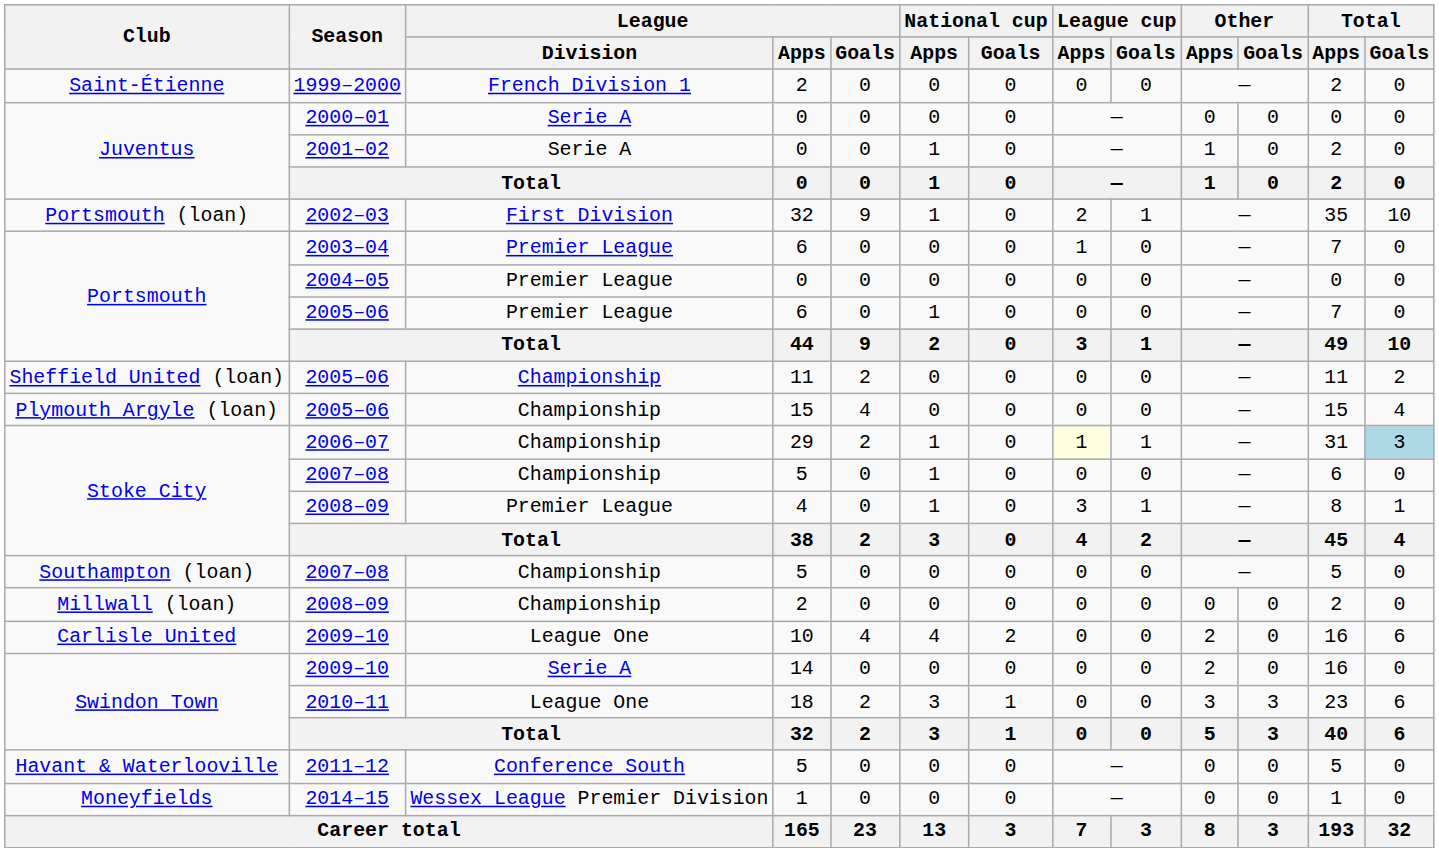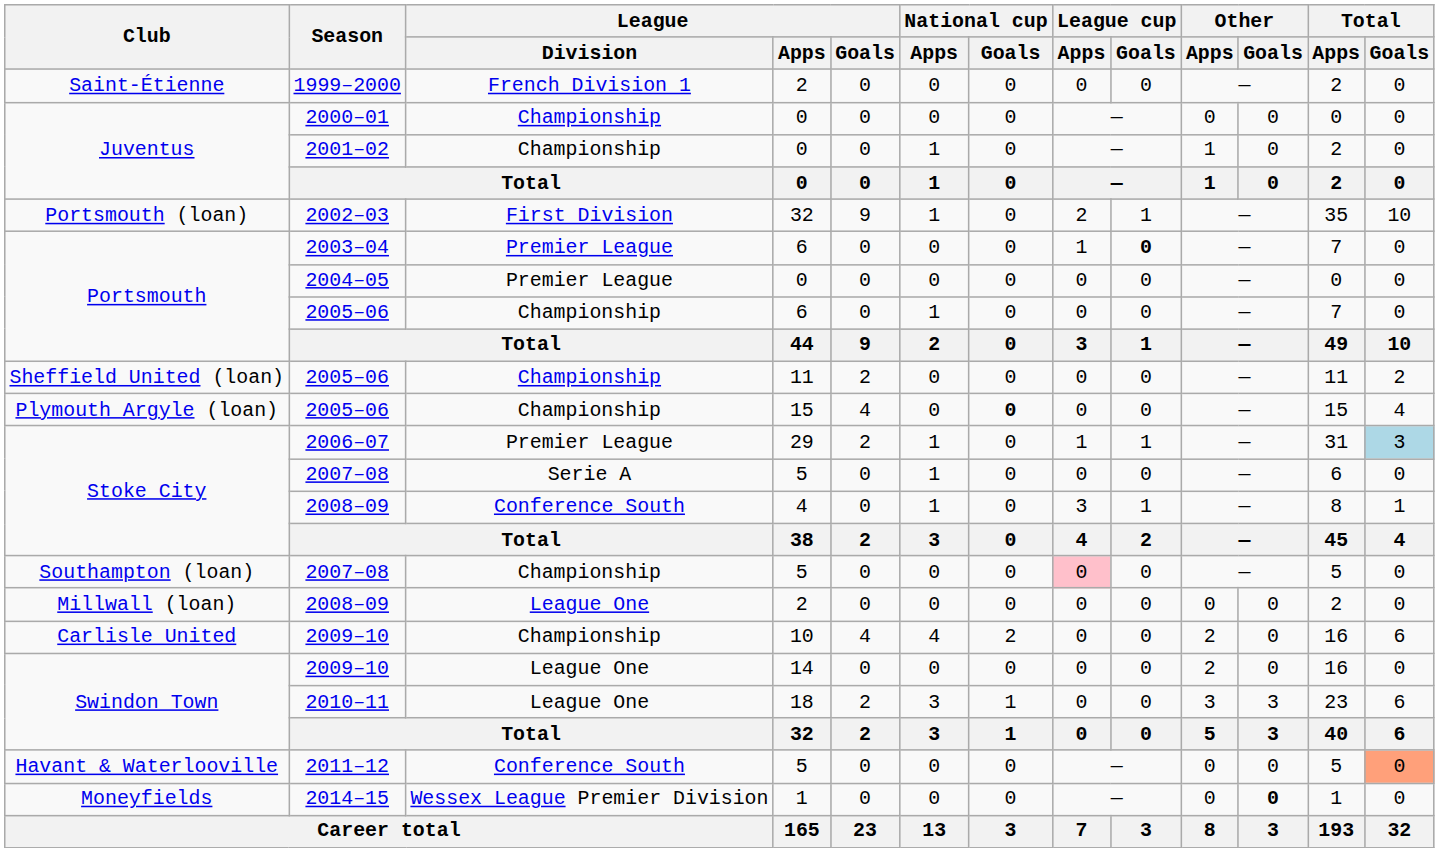(589, 118) Serie A -> (589, 118) Championship
(589, 151) Serie A -> (589, 151) Championship
(1146, 248) normal -> (1146, 248) bold
(589, 313) Premier League -> (589, 313) Championship
(1011, 410) normal -> (1011, 410) bold
(589, 442) Championship -> (589, 442) Premier League
(1082, 442) lightyellow background -> (1082, 442) no background
(589, 475) Championship -> (589, 475) Serie A
(589, 507) Premier League -> (589, 507) Conference South
(1082, 572) no background -> (1082, 572) pink background
(589, 604) Championship -> (589, 604) League One
(589, 637) League One -> (589, 637) Championship
(589, 669) Serie A -> (589, 669) League One
(1399, 767) no background -> (1399, 767) lightsalmon background
(1273, 799) normal -> (1273, 799) bold
